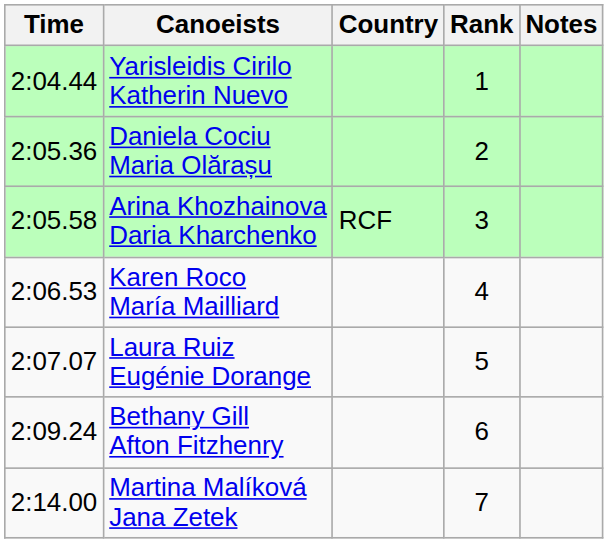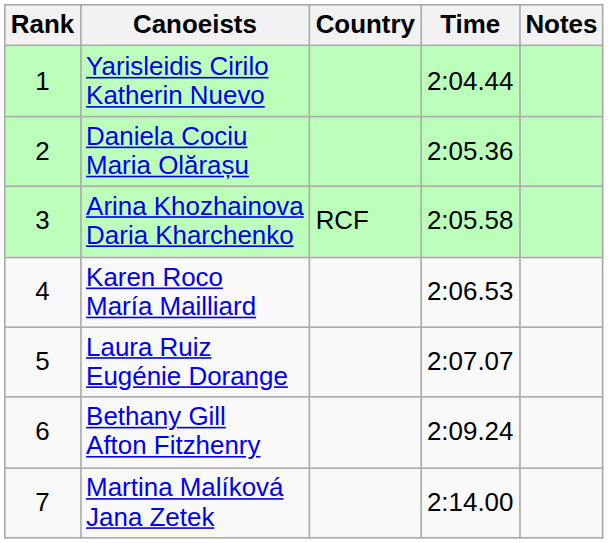columns swapped: (482, 25) <-> (54, 25)
